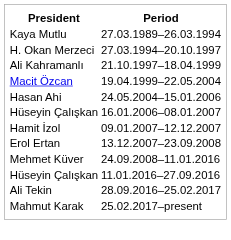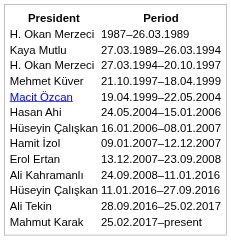+ row: (145, 34)
(47, 65) Ali Kahramanlı -> (47, 81) Mehmet Küver
(47, 159) Mehmet Küver -> (47, 175) Ali Kahramanlı
